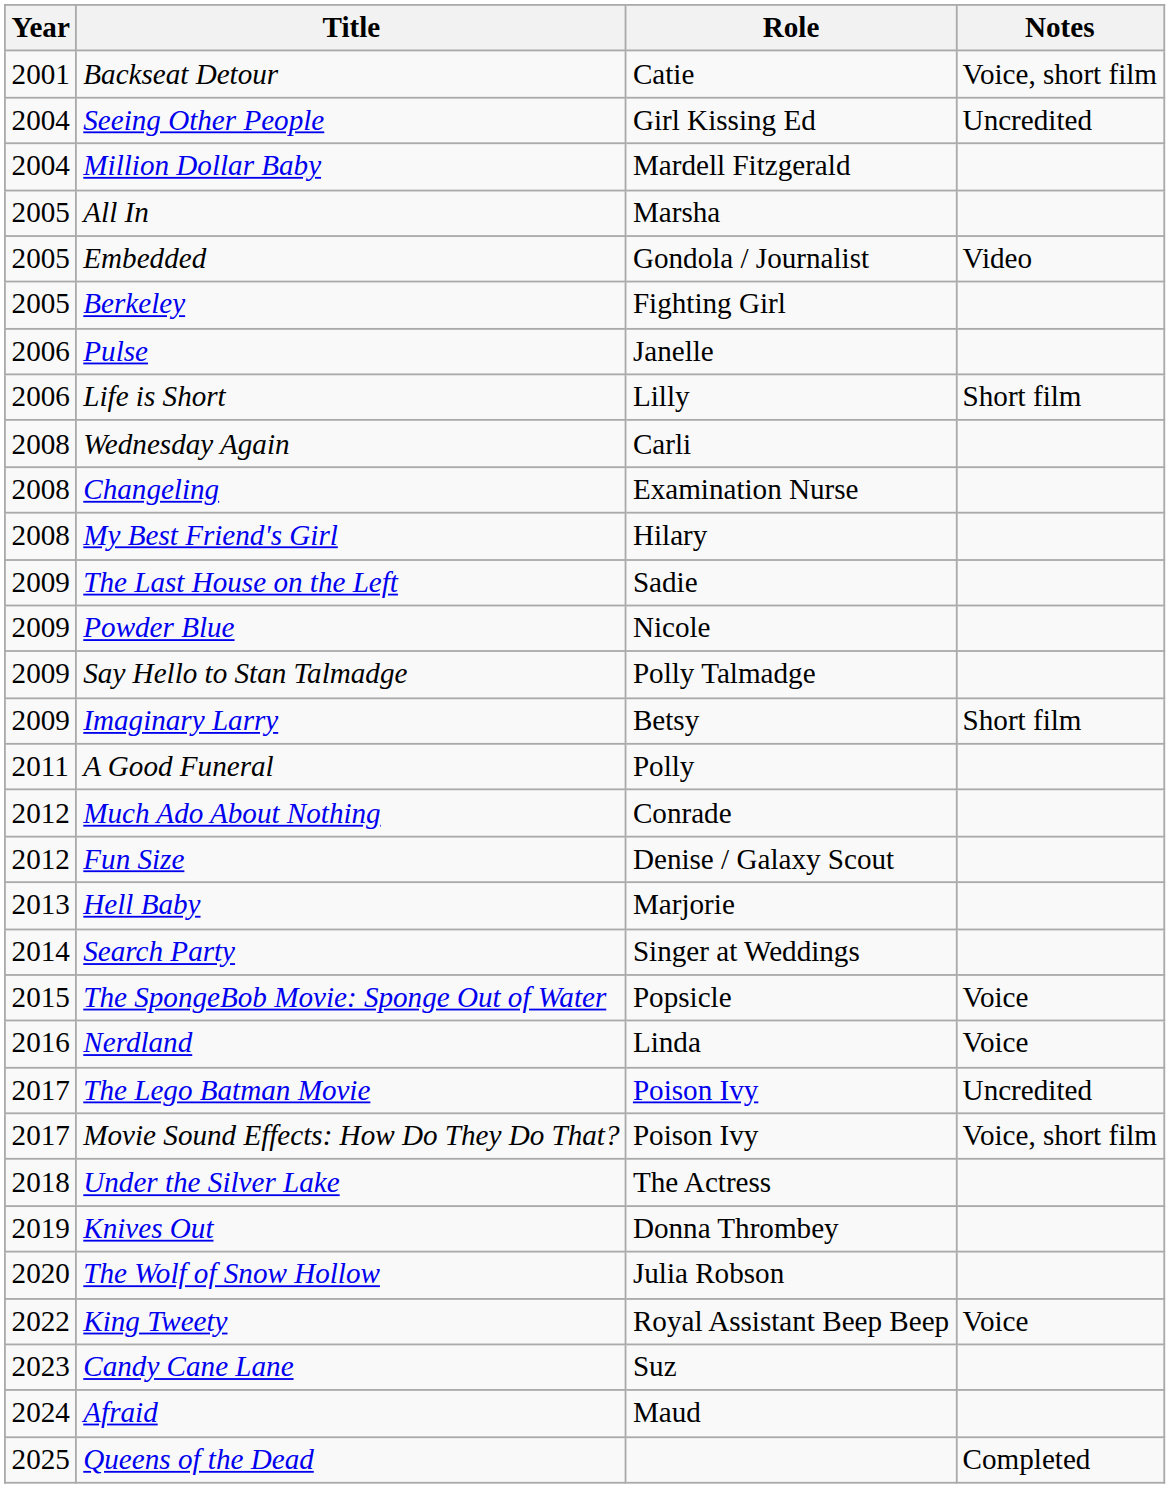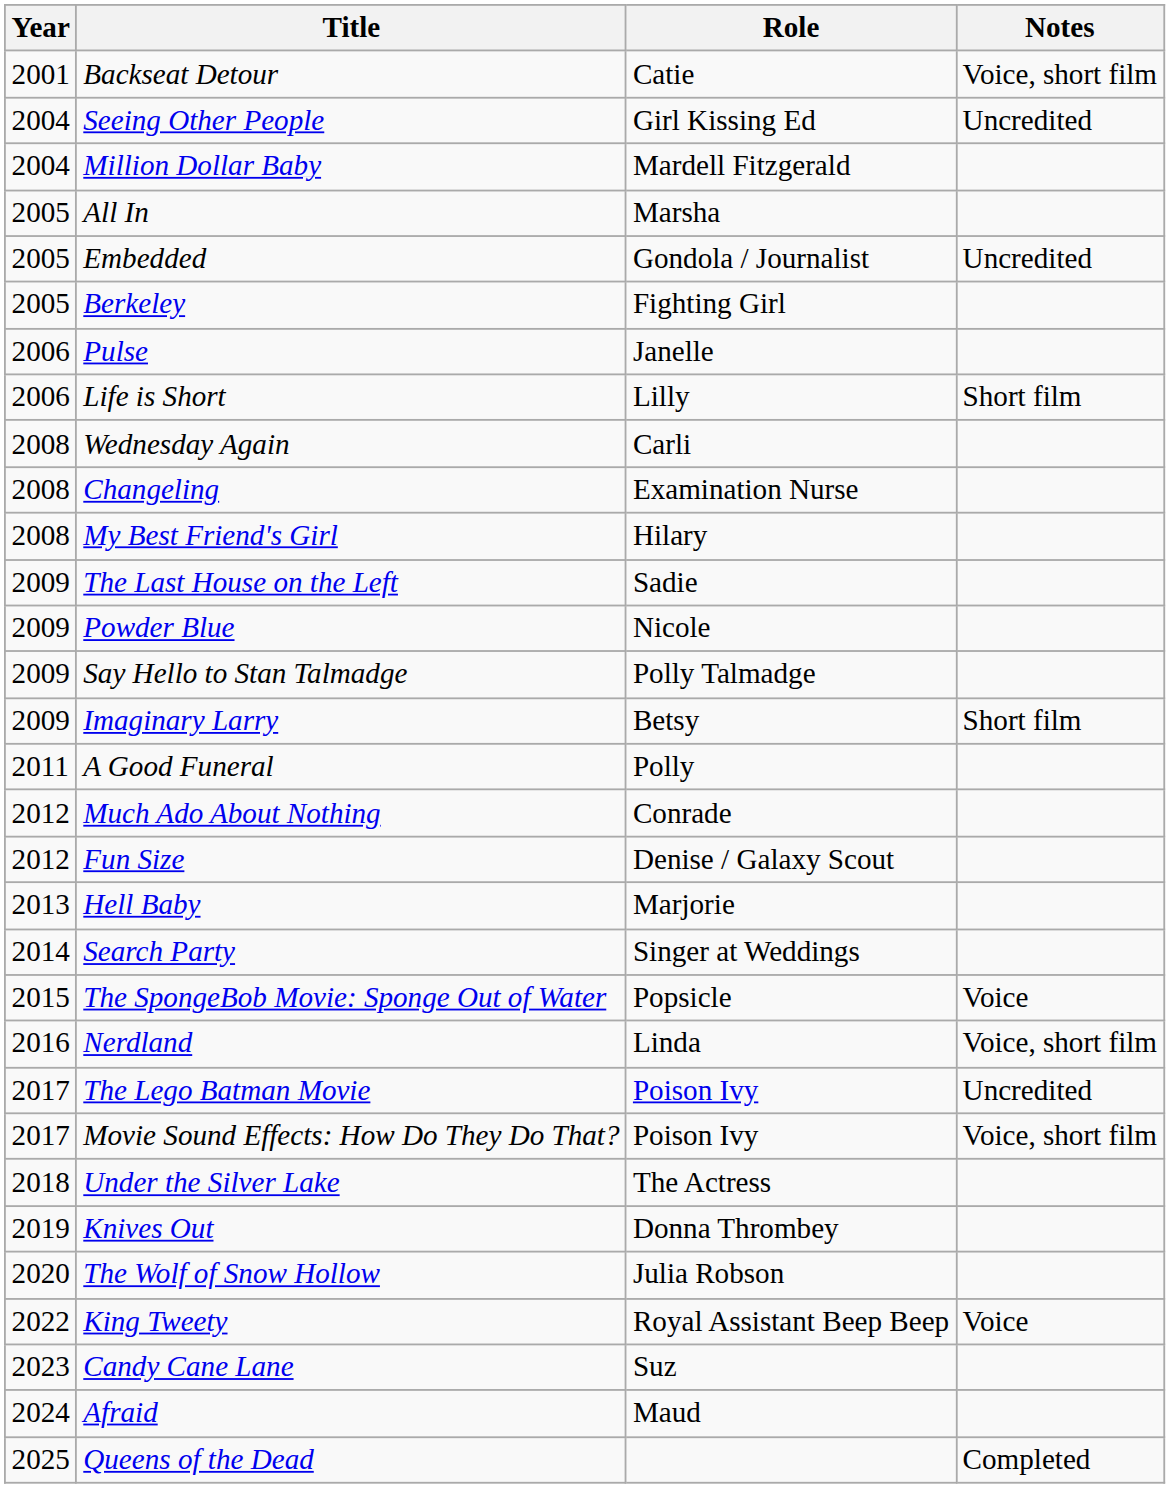(997, 258) Video -> (1027, 258) Uncredited
(995, 1043) Voice -> (1060, 1043) Voice, short film
